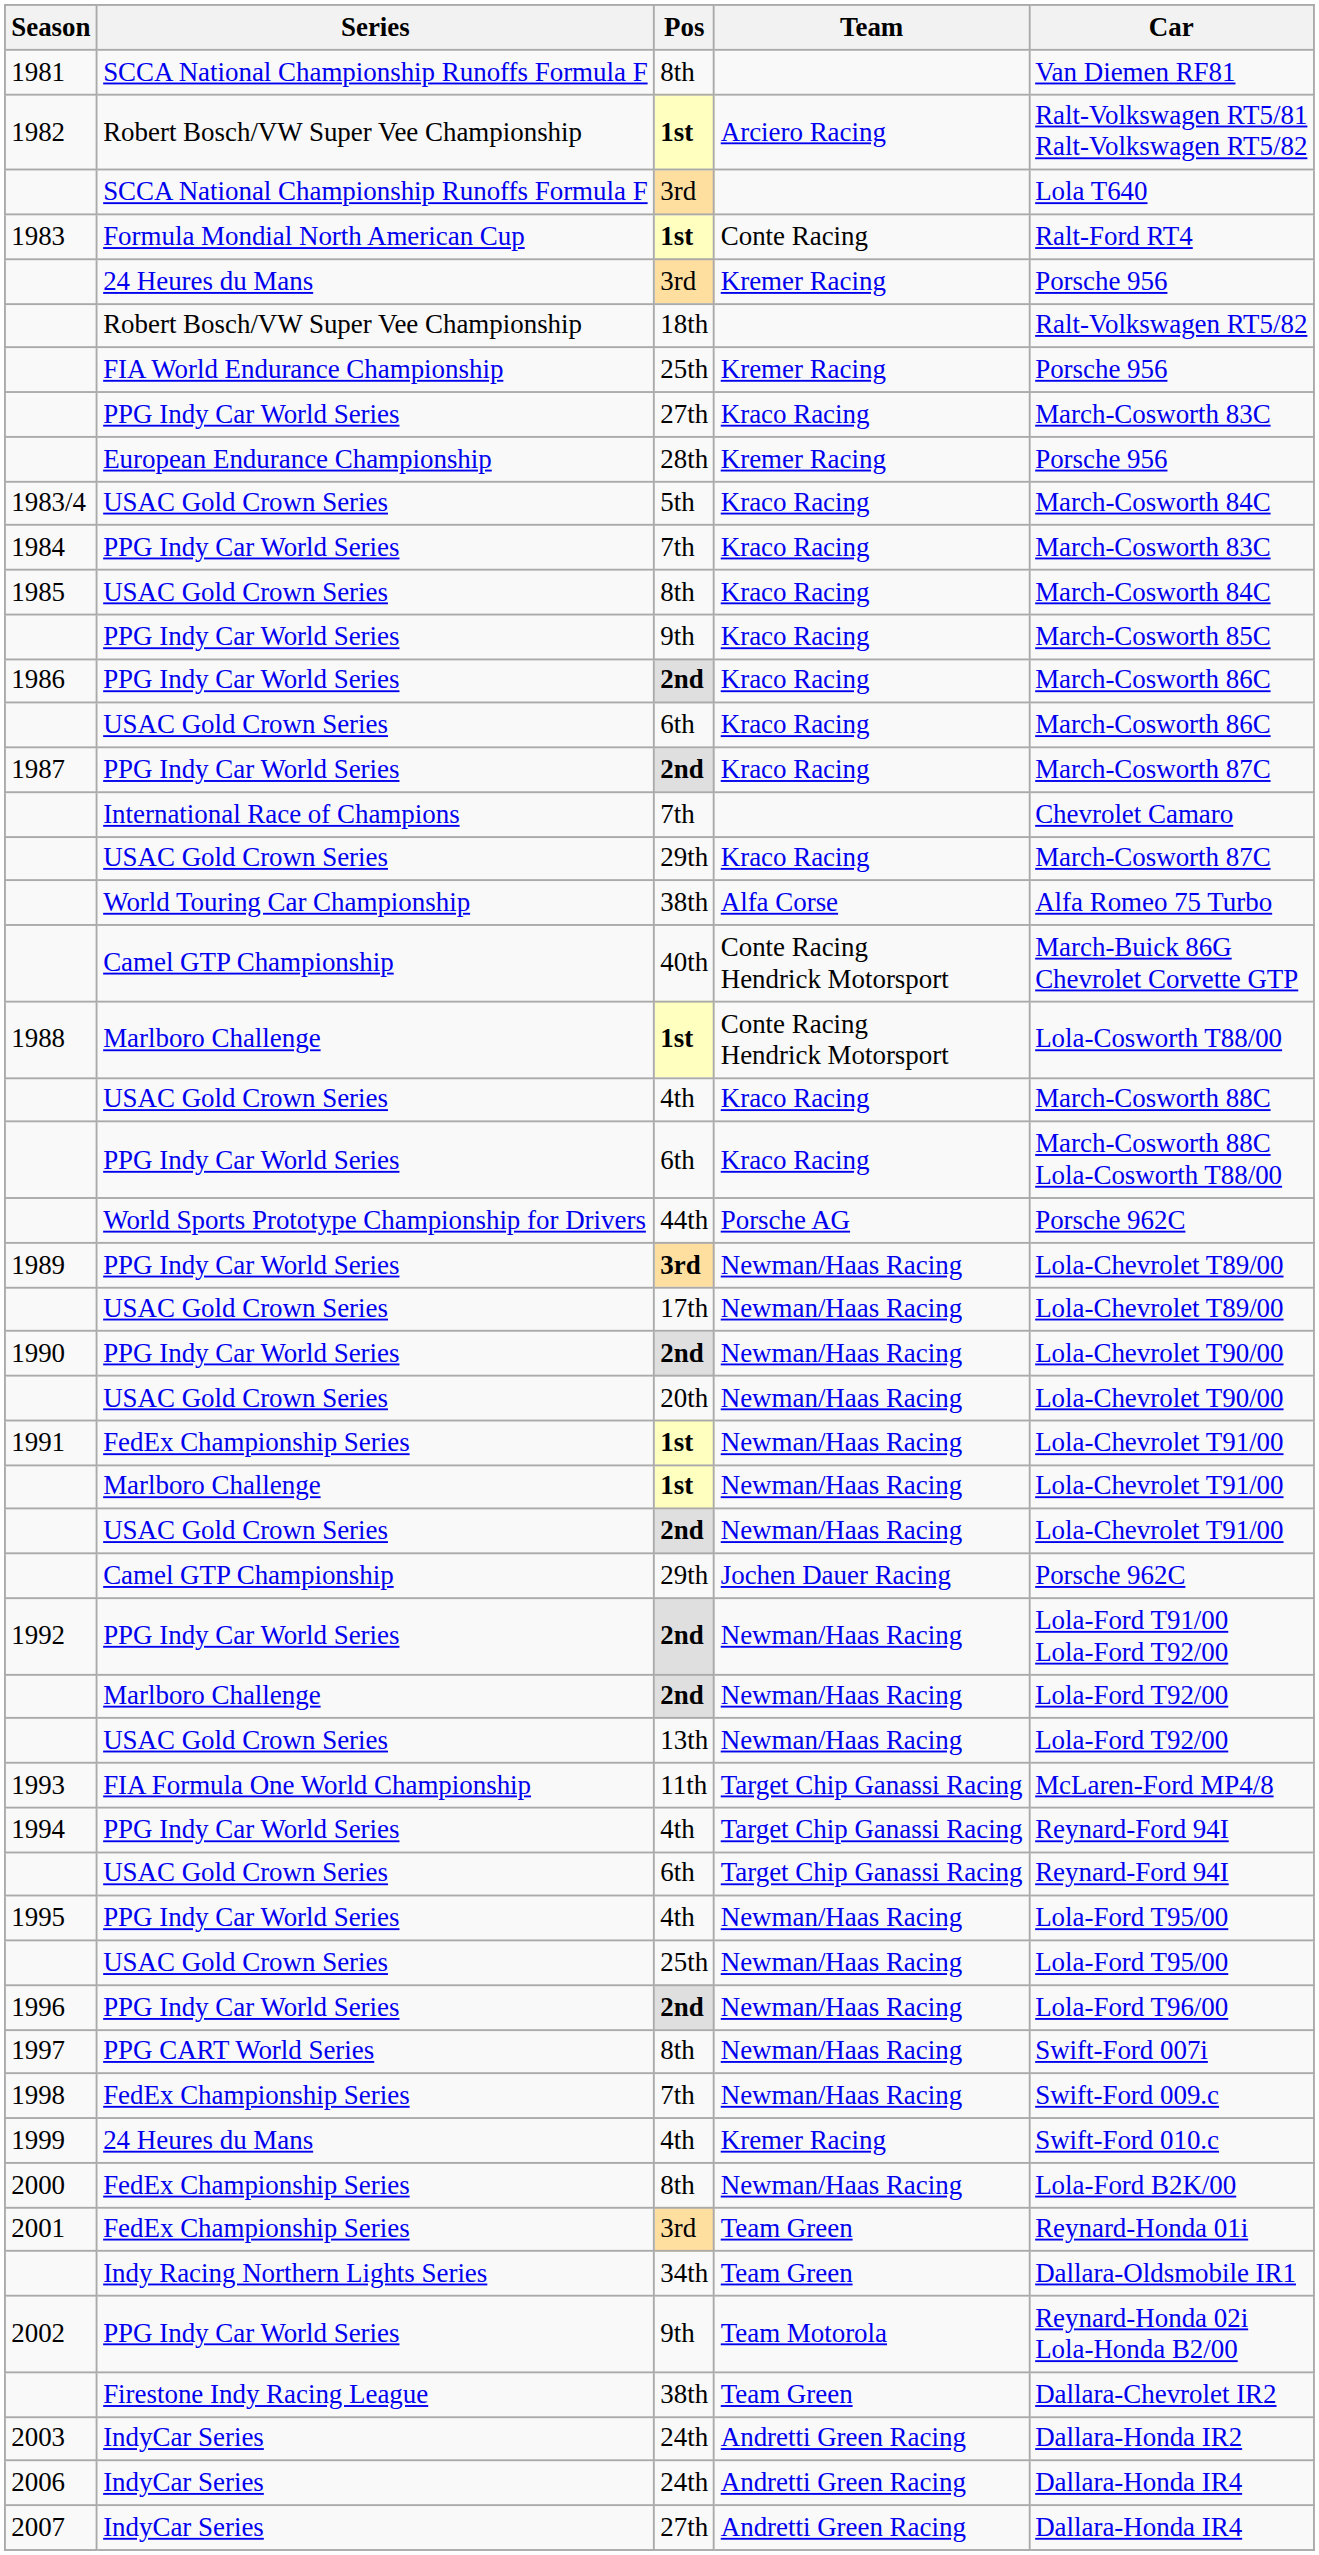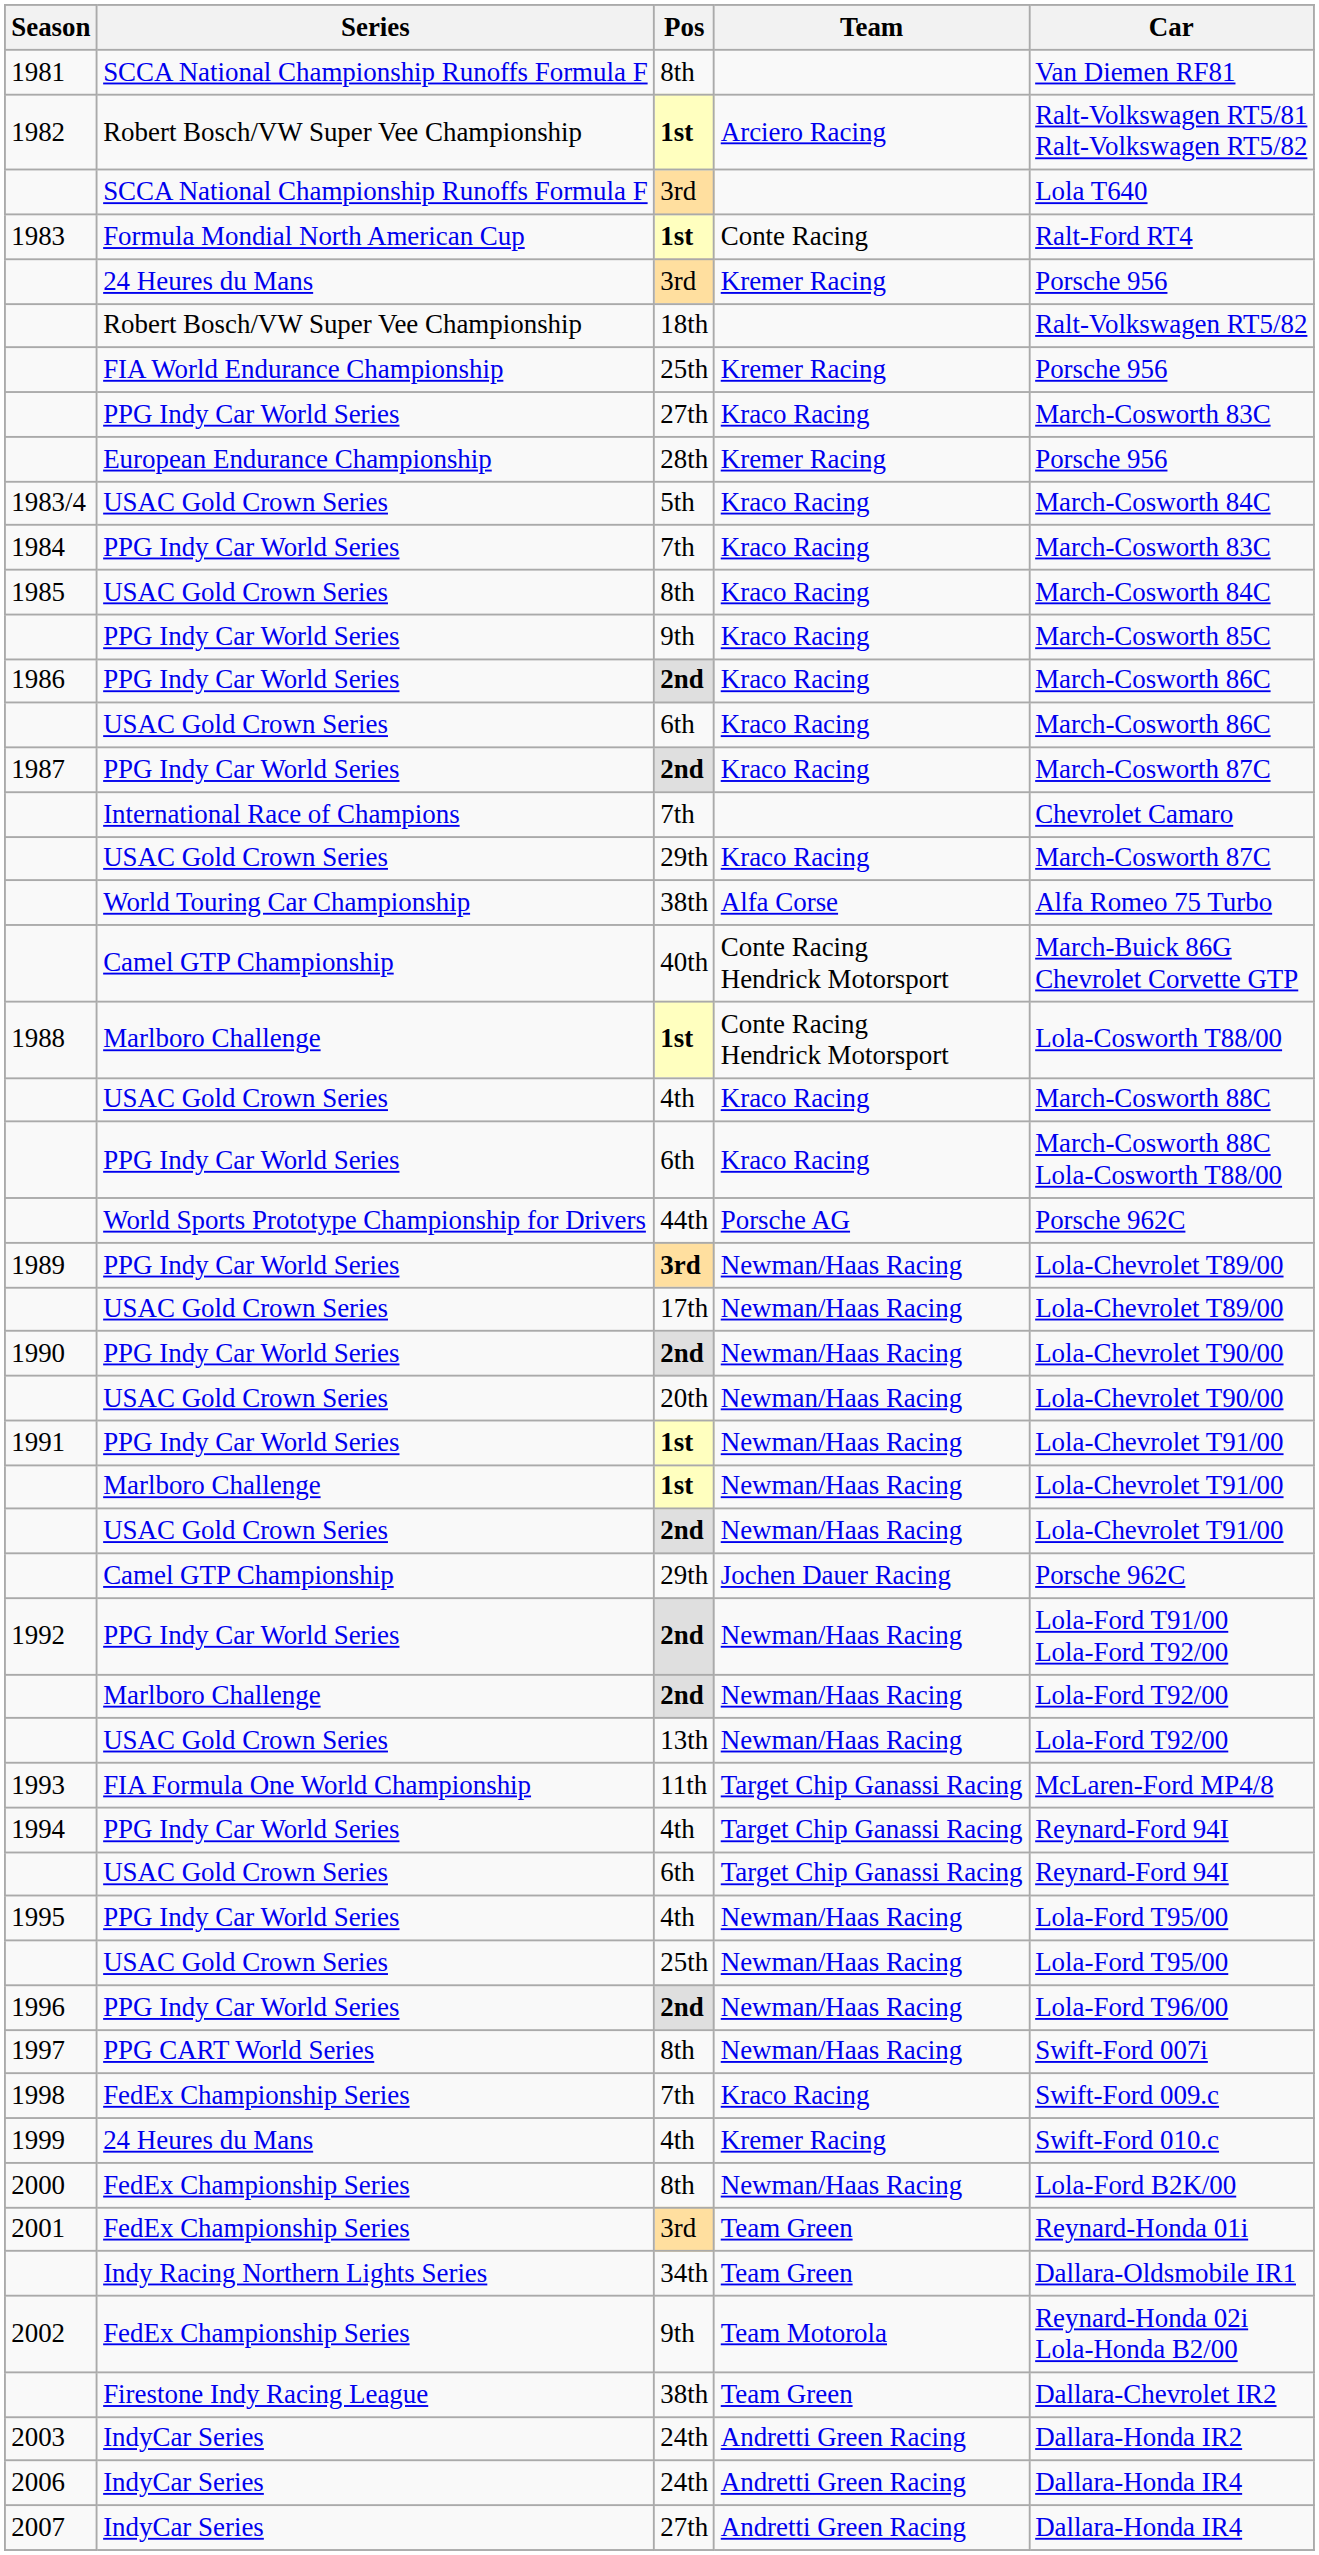(256, 1442) FedEx Championship Series -> (251, 1442) PPG Indy Car World Series
(841, 2095) Newman/Haas Racing -> (795, 2095) Kraco Racing
(251, 2333) PPG Indy Car World Series -> (256, 2333) FedEx Championship Series
